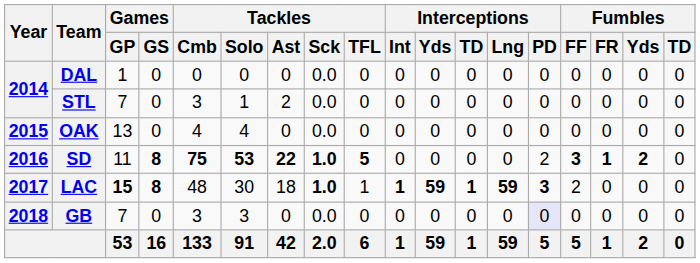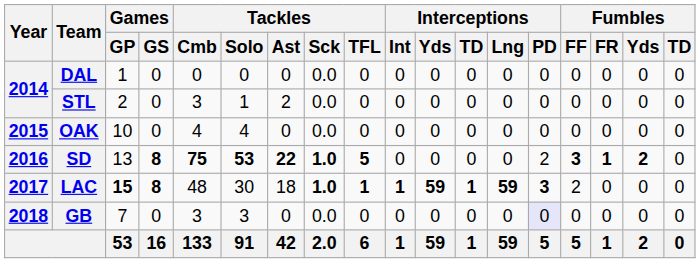(122, 103) 7 -> (122, 103) 2
(122, 131) 13 -> (122, 131) 10
(122, 159) 11 -> (122, 159) 13
(365, 187) normal -> (365, 187) bold
